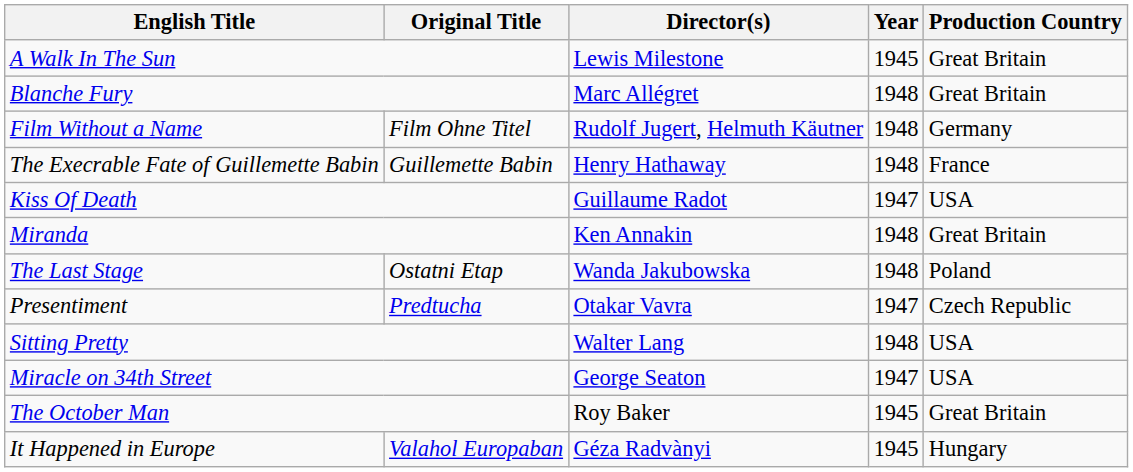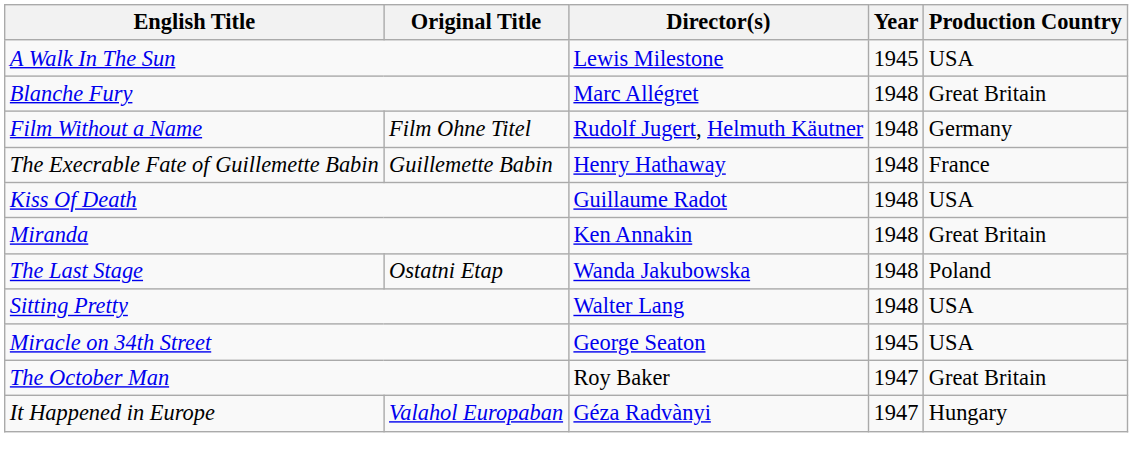(988, 57) Great Britain -> (951, 57) USA
(896, 199) 1947 -> (896, 199) 1948
- row: (69, 306)
(896, 377) 1947 -> (896, 341) 1945
(896, 413) 1945 -> (896, 377) 1947
(896, 448) 1945 -> (896, 413) 1947
